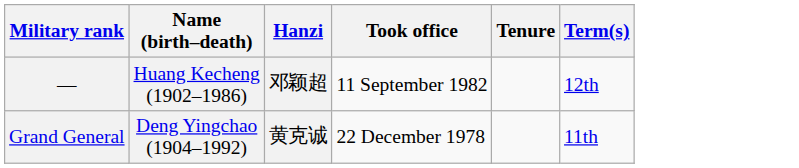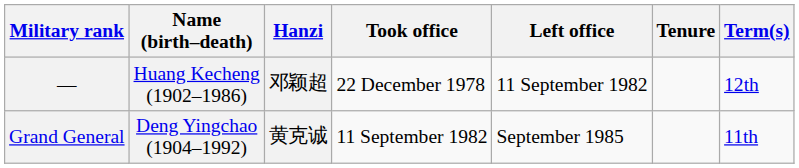+ column: (572, 30)
(412, 83) 11 September 1982 -> (411, 83) 22 December 1978
(411, 136) 22 December 1978 -> (412, 136) 11 September 1982
